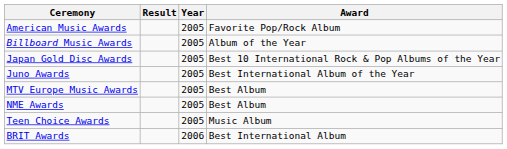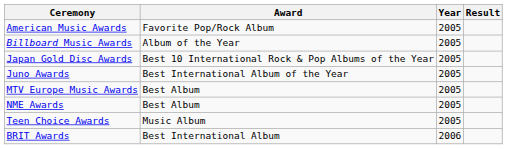columns swapped: (354, 12) <-> (160, 12)
